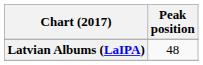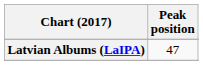(173, 49) 48 -> (173, 49) 47
